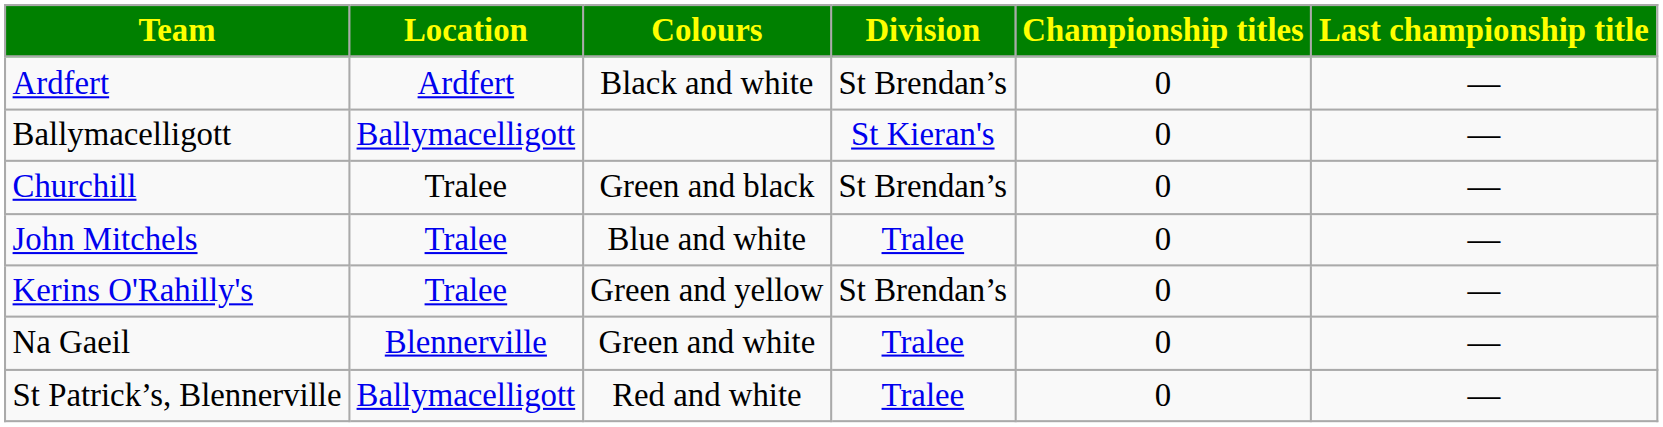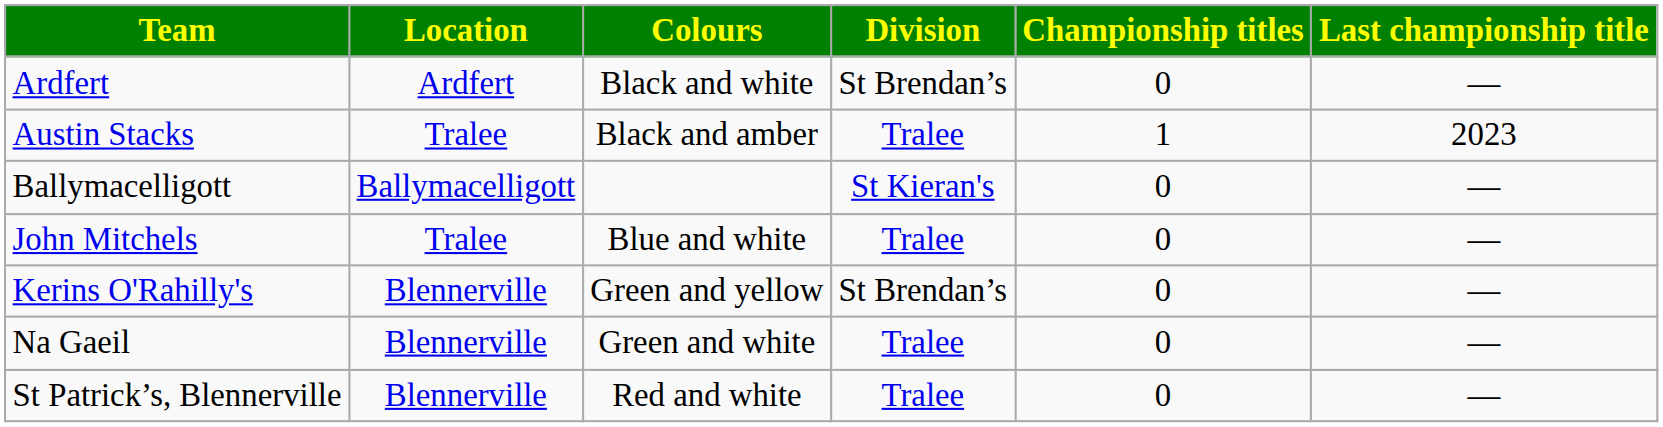+ row: (103, 134)
- row: (75, 186)
(466, 290) Tralee -> (466, 290) Blennerville
(466, 394) Ballymacelligott -> (466, 394) Blennerville
